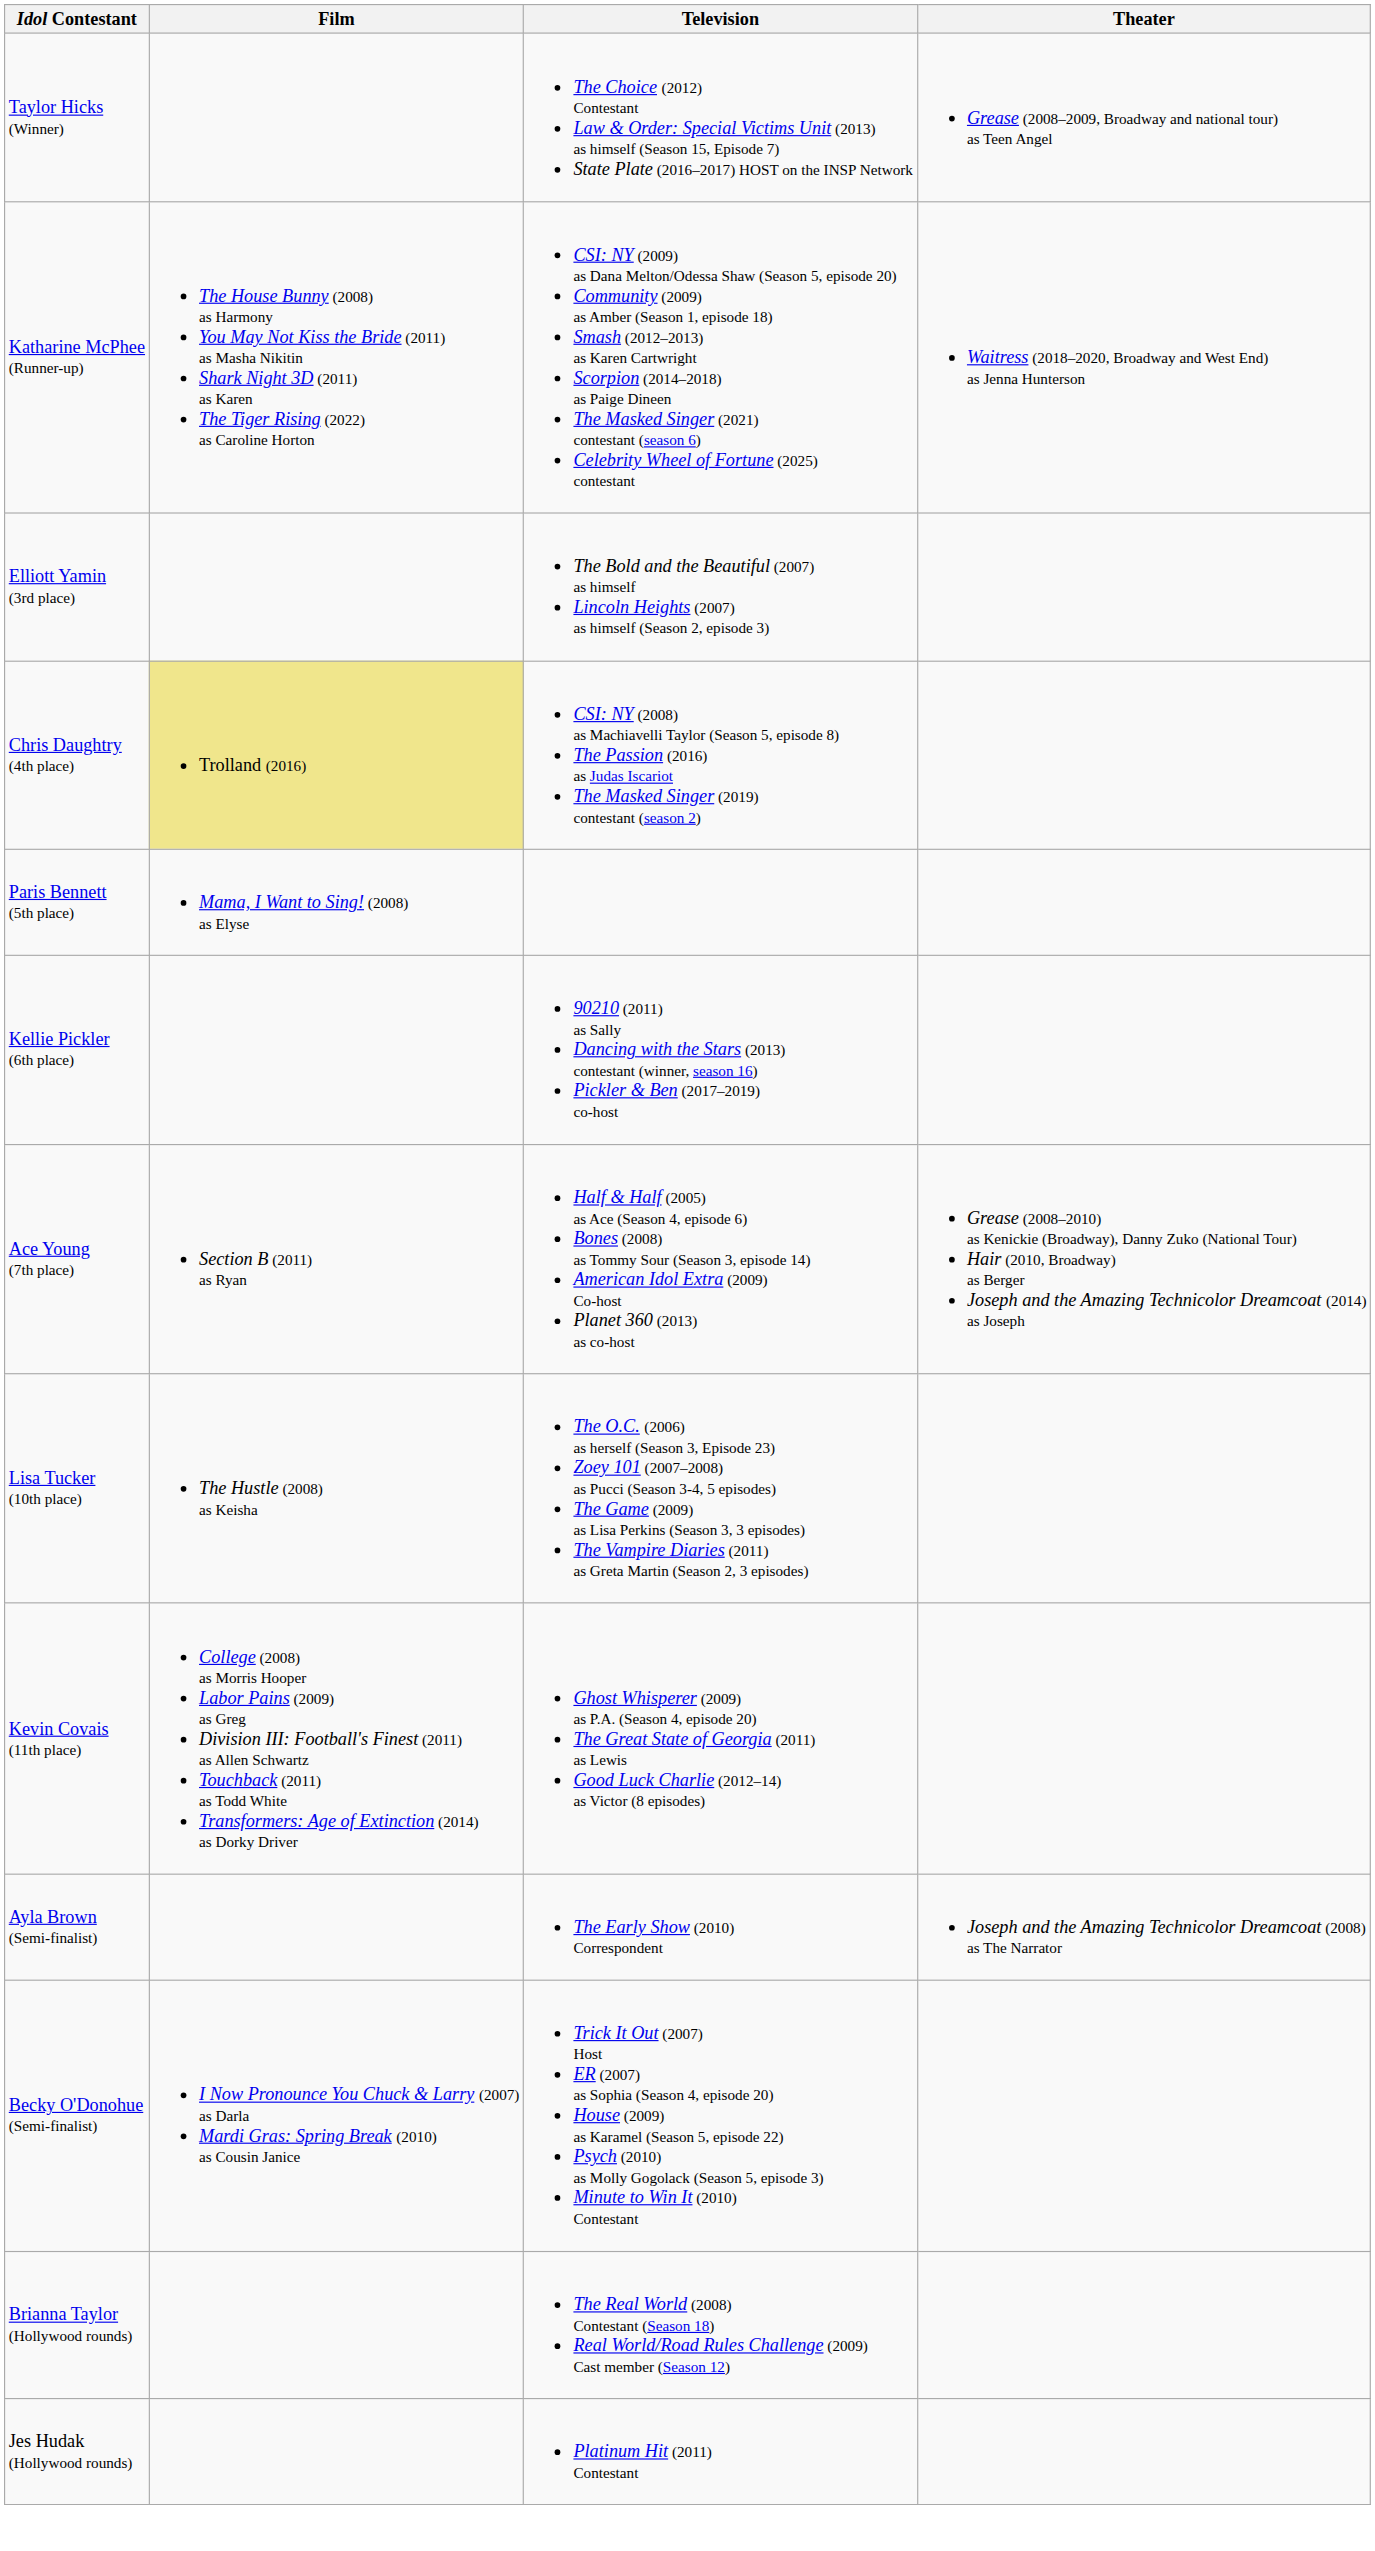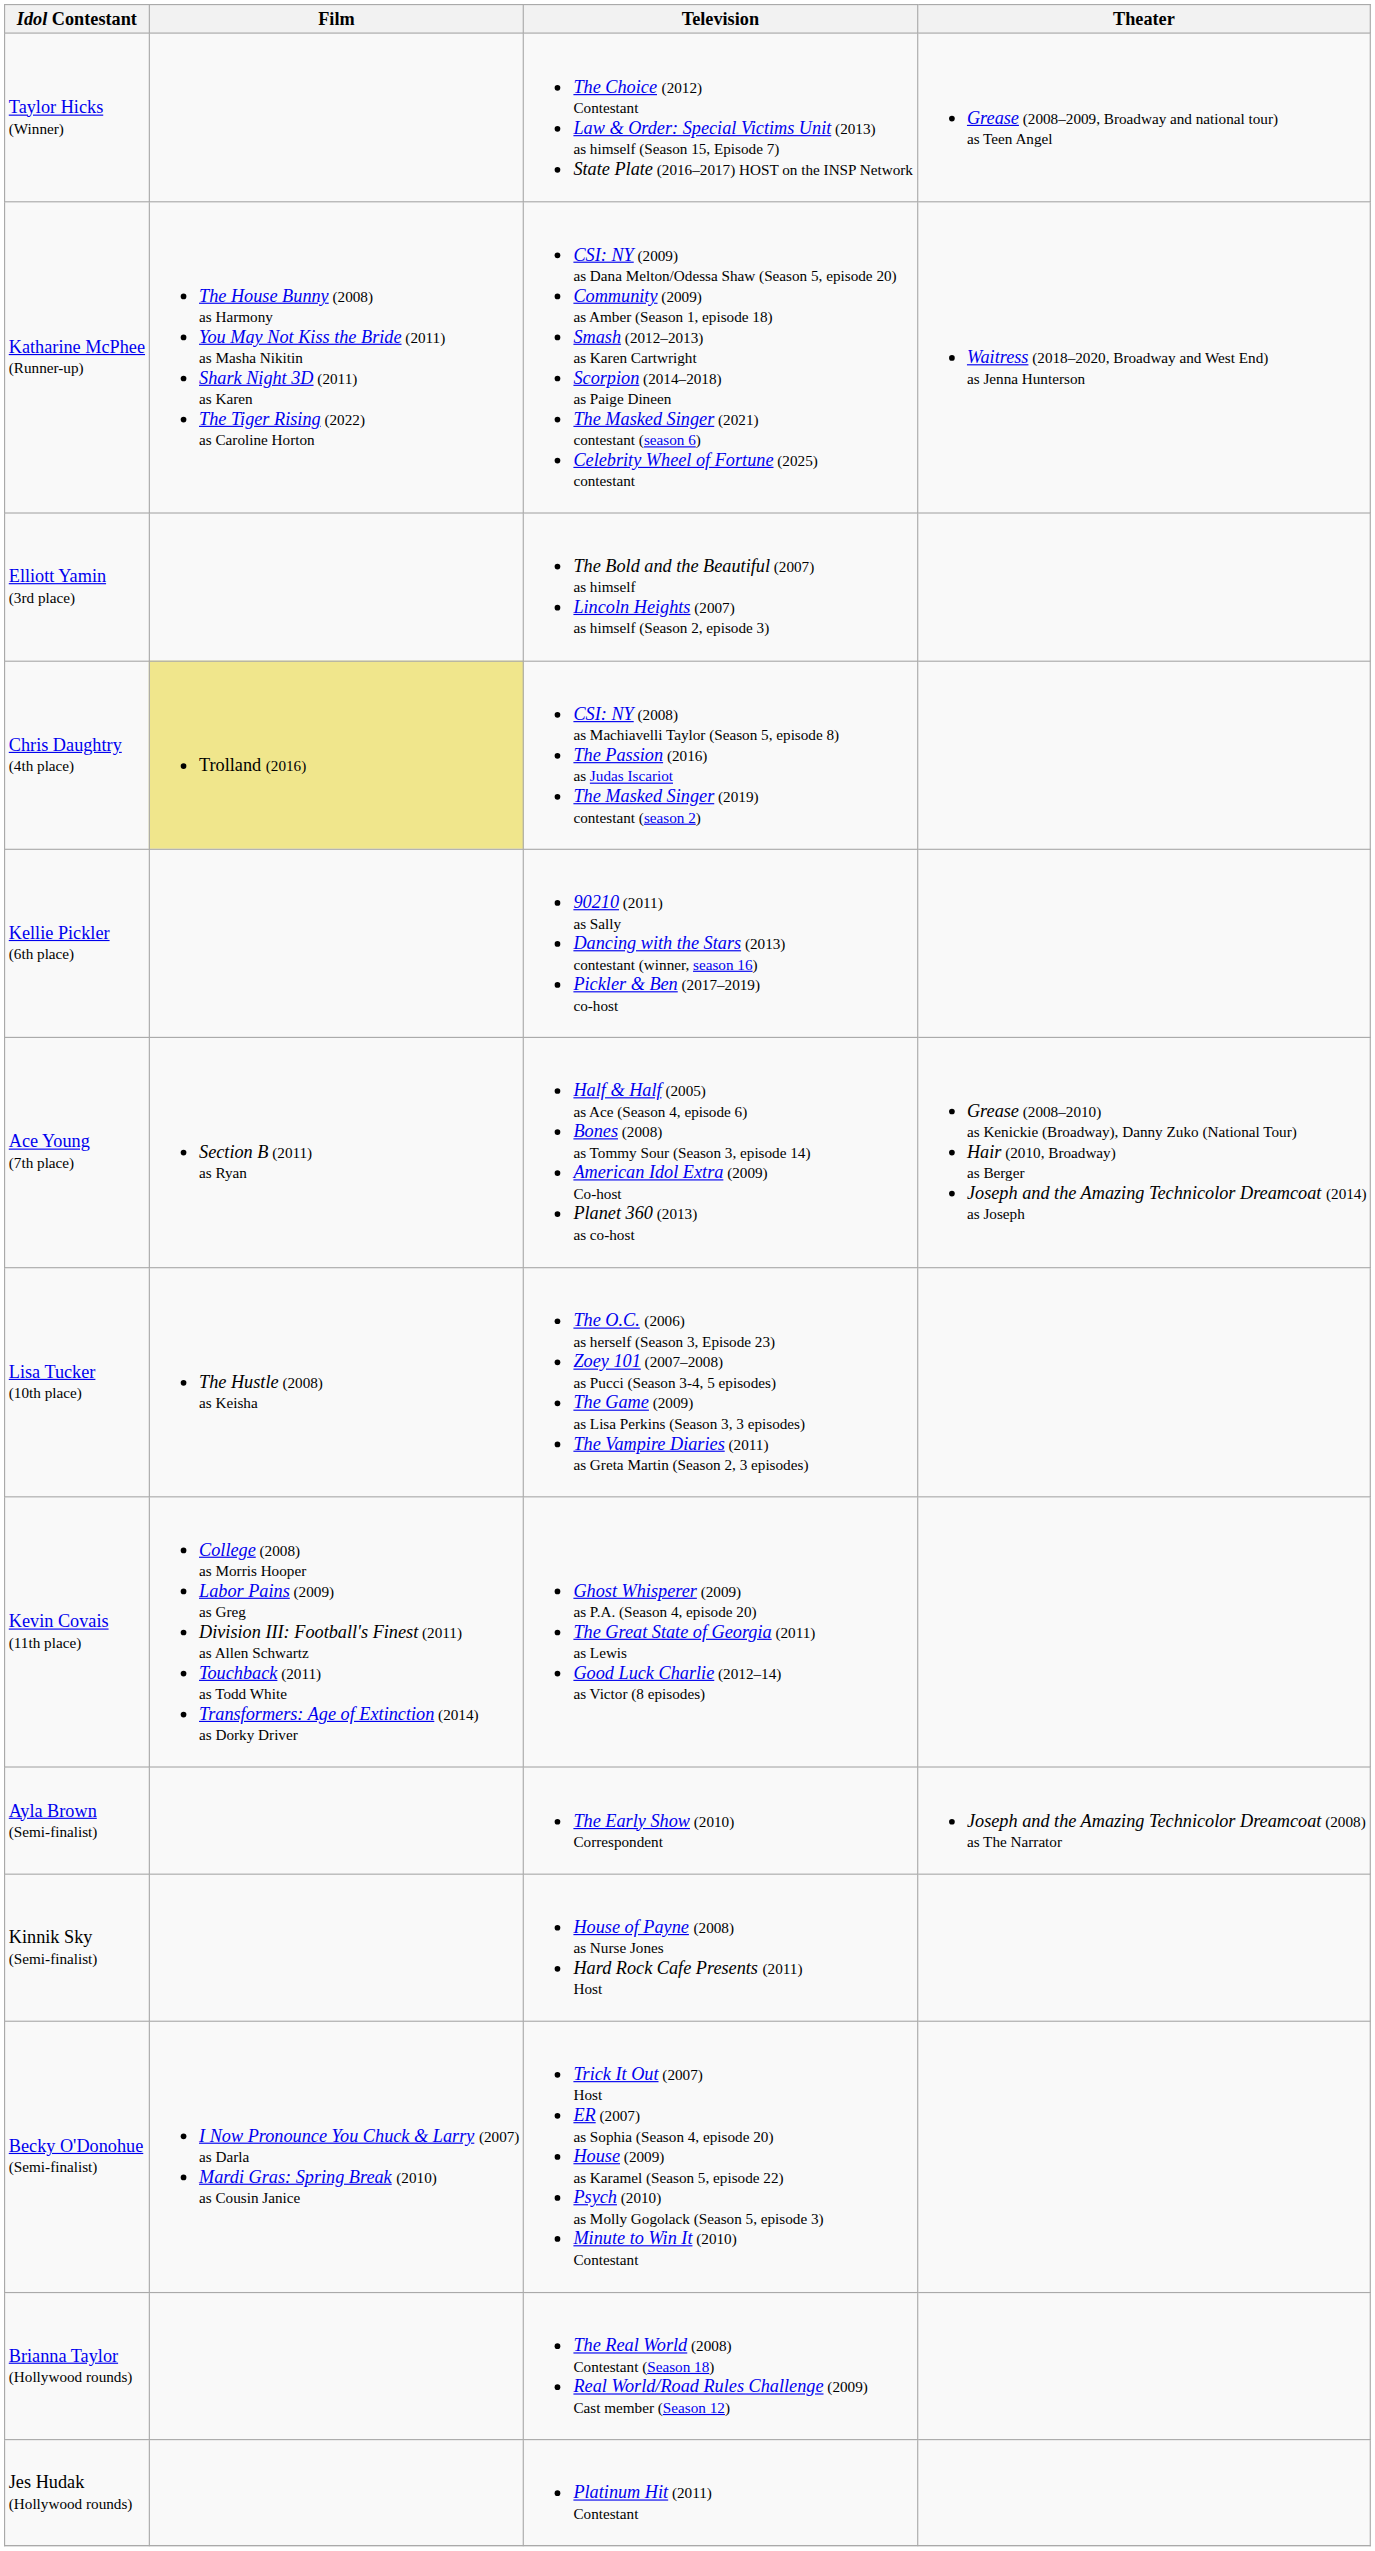- row: (58, 902)
+ row: (53, 1947)
